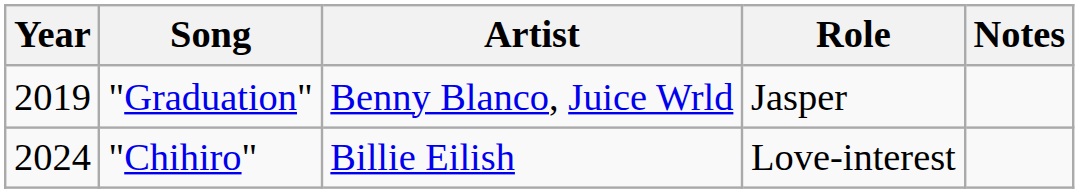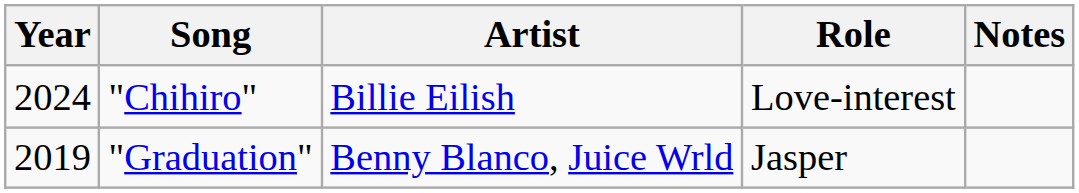rows swapped: (211, 95) <-> (183, 156)
